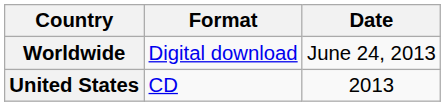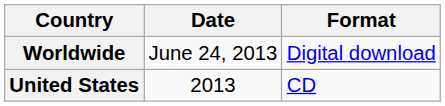columns swapped: (371, 20) <-> (223, 20)
